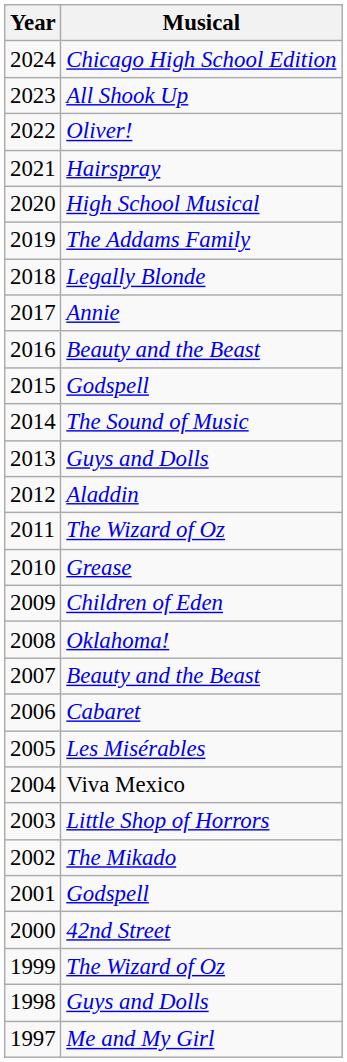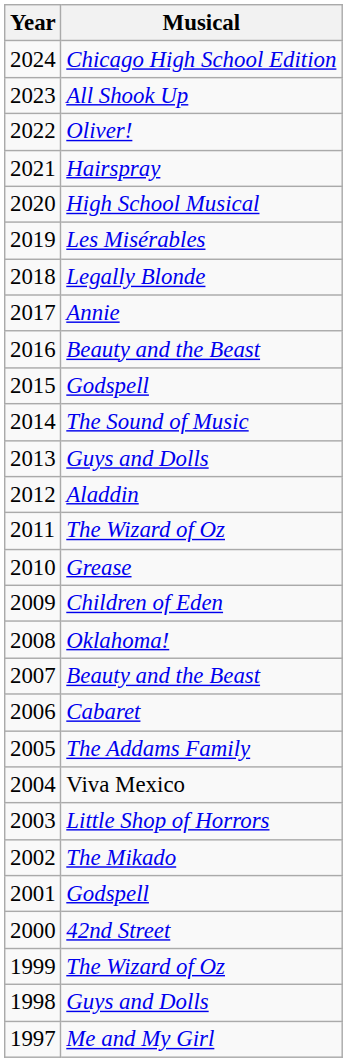(158, 240) The Addams Family -> (136, 240) Les Misérables
(136, 748) Les Misérables -> (158, 748) The Addams Family
